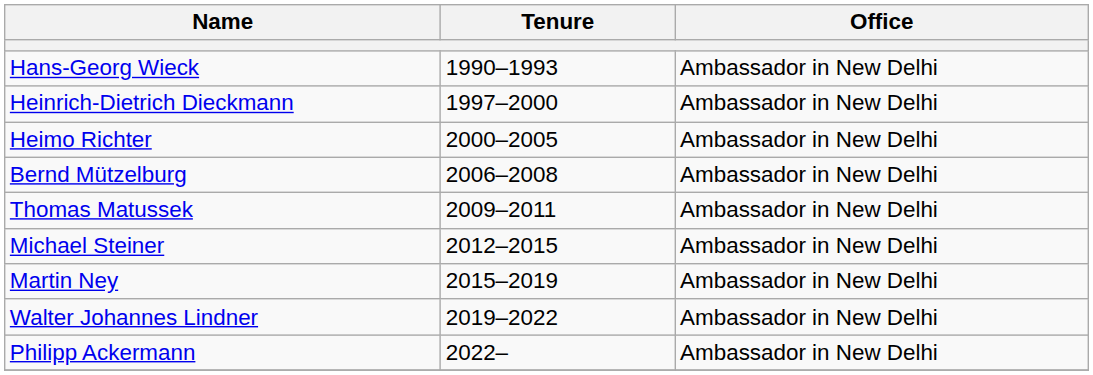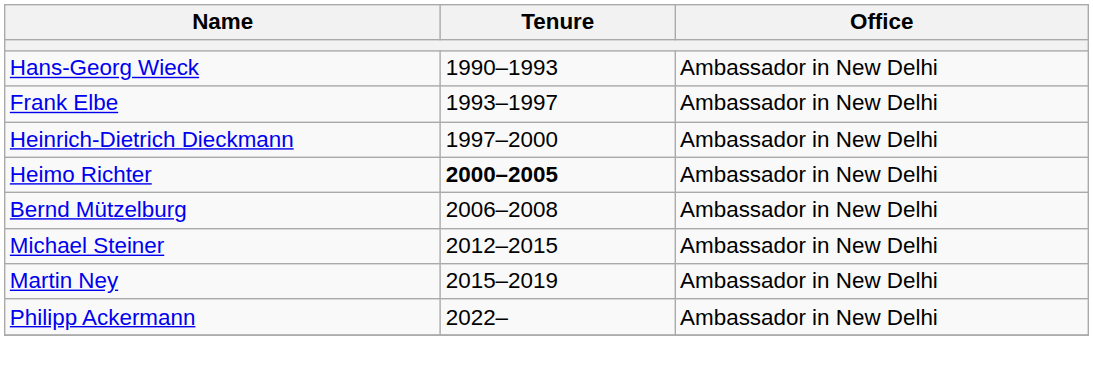+ row: (64, 103)
(502, 139) normal -> (502, 174) bold
- row: (101, 210)
- row: (134, 316)
